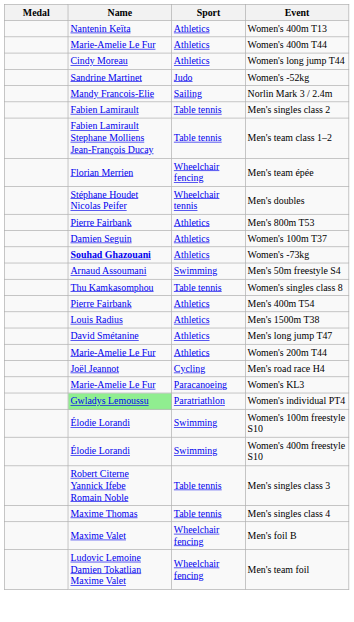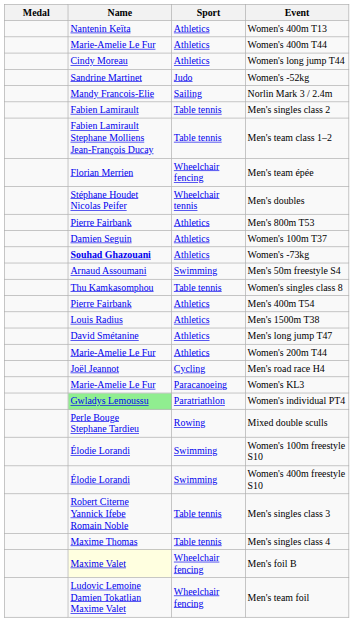+ row: (288, 423)
(98, 535) no background -> (98, 563) lightyellow background
